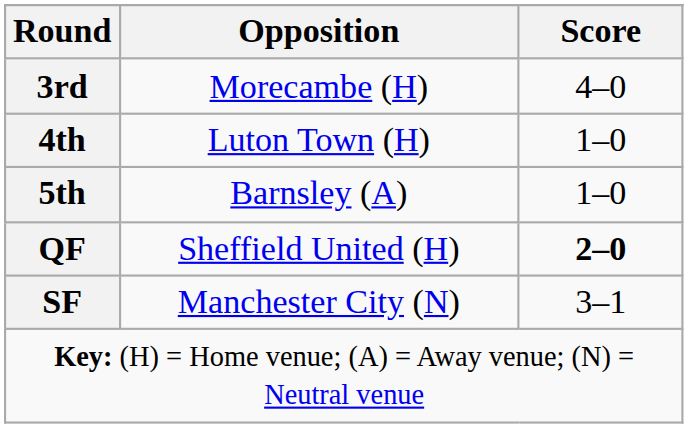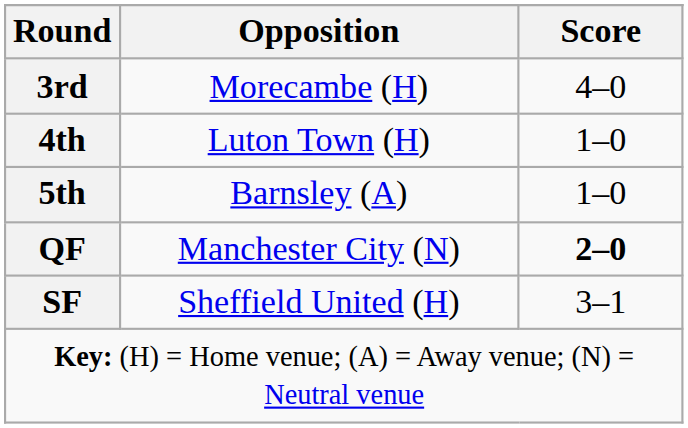(319, 247) Sheffield United (H) -> (319, 247) Manchester City (N)
(319, 301) Manchester City (N) -> (319, 301) Sheffield United (H)
